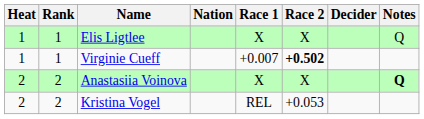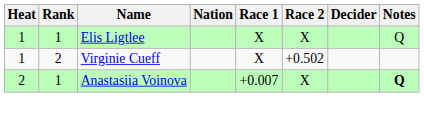(58, 59) 1 -> (58, 59) 2
(259, 59) +0.007 -> (259, 59) X
(305, 59) bold -> (305, 59) normal
(58, 80) 2 -> (58, 80) 1
(259, 80) X -> (259, 80) +0.007
- row: (120, 102)
